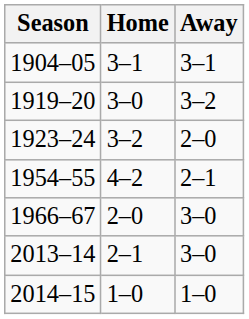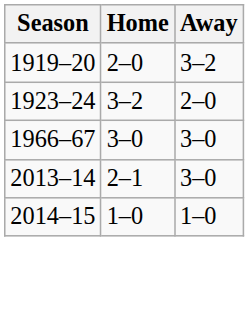- row: (53, 62)
(125, 100) 3–0 -> (125, 62) 2–0
- row: (53, 178)
(125, 216) 2–0 -> (125, 139) 3–0
